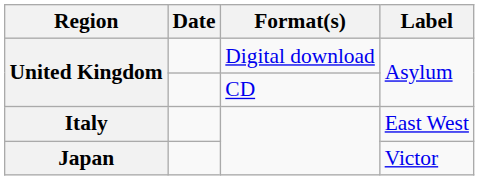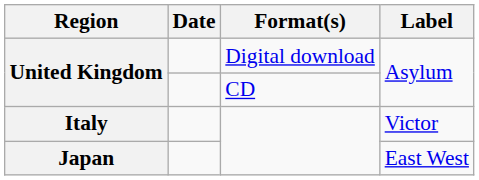(427, 123) East West -> (411, 123) Victor
(411, 157) Victor -> (427, 157) East West
